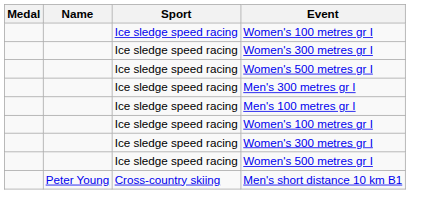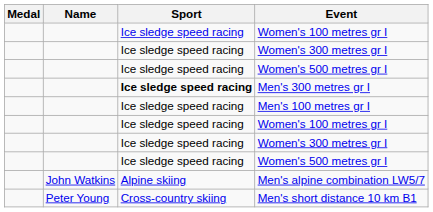(176, 88) normal -> (186, 88) bold
+ row: (80, 180)
